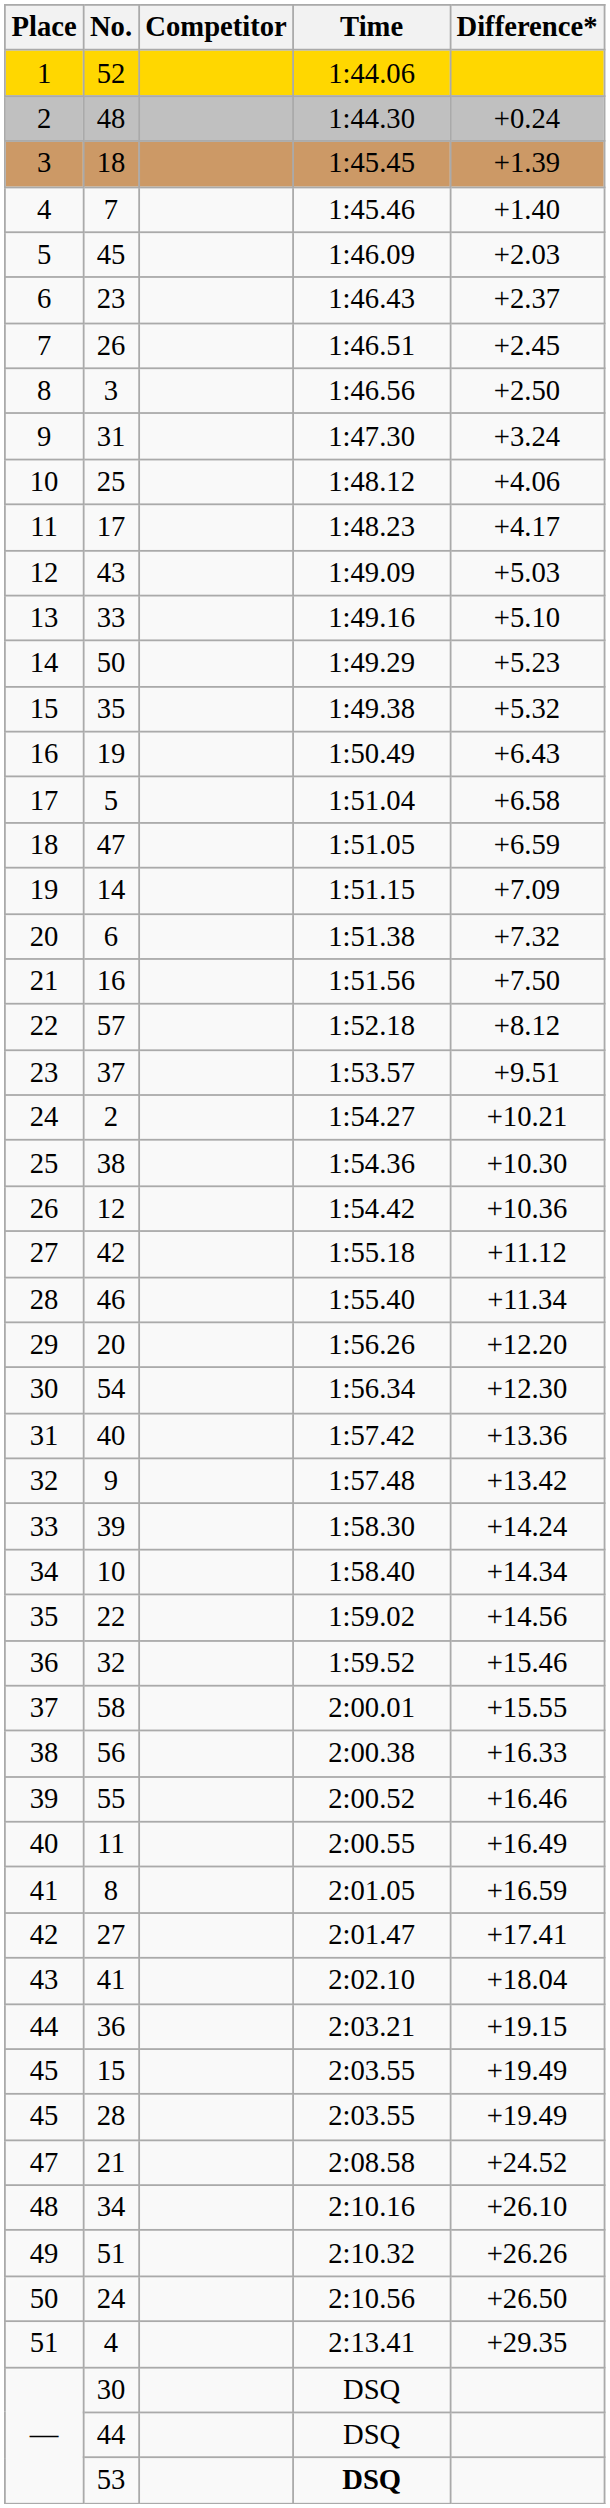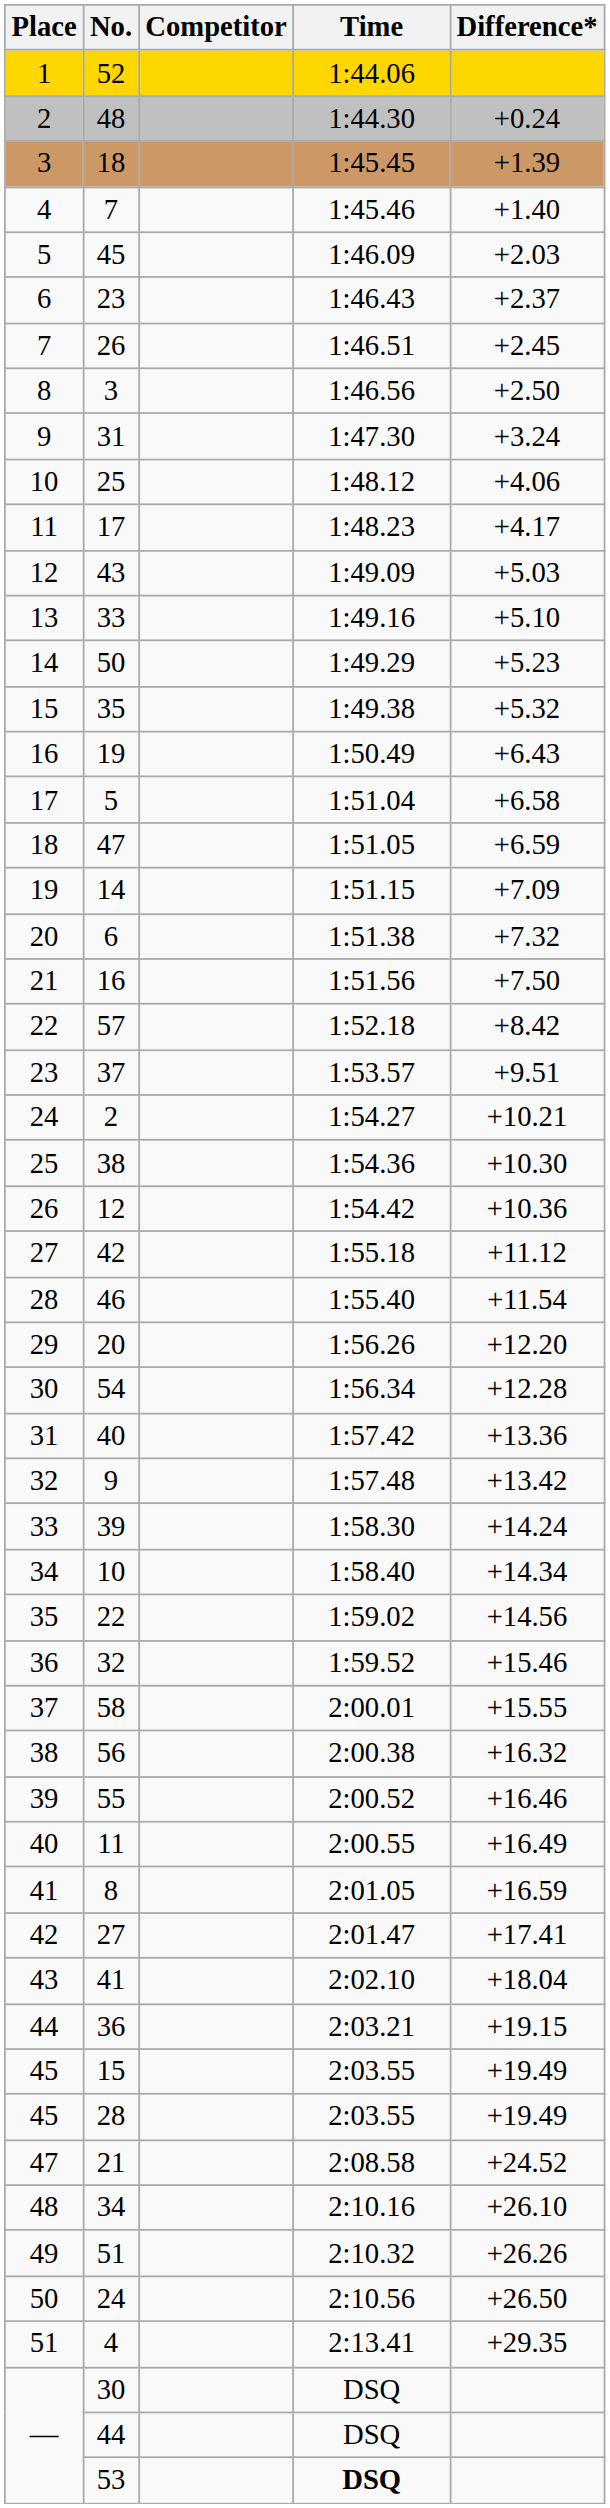(527, 1026) +8.12 -> (527, 1026) +8.42
(527, 1299) +11.34 -> (527, 1299) +11.54
(527, 1389) +12.30 -> (527, 1389) +12.28
(527, 1753) +16.33 -> (527, 1753) +16.32
